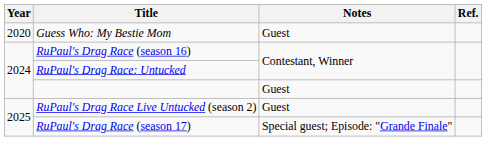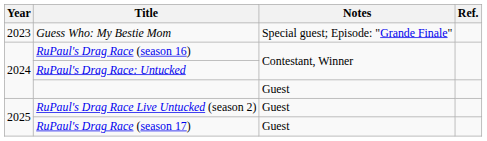(19, 32) 2020 -> (19, 32) 2023
(276, 32) Guest -> (357, 32) Special guest; Episode: "Grande Finale"
(357, 126) Special guest; Episode: "Grande Finale" -> (276, 126) Guest
